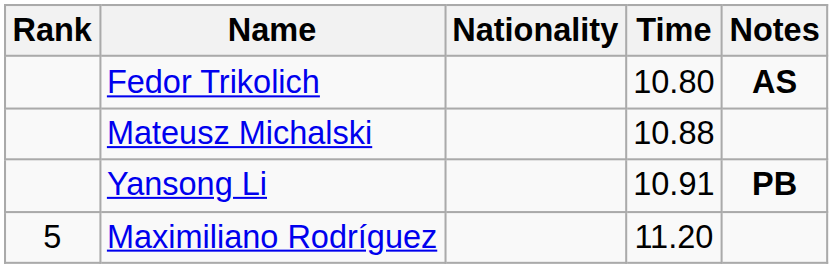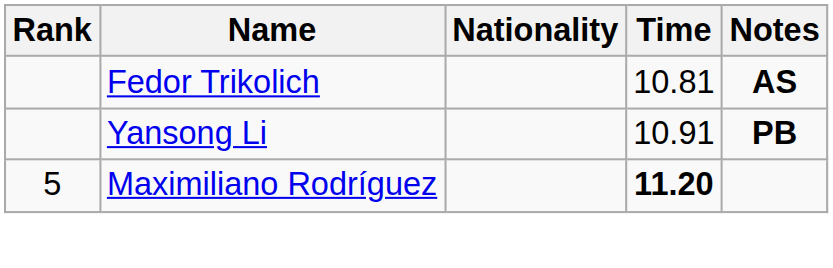(674, 81) 10.80 -> (674, 81) 10.81
- row: (240, 133)
(674, 236) normal -> (674, 184) bold
